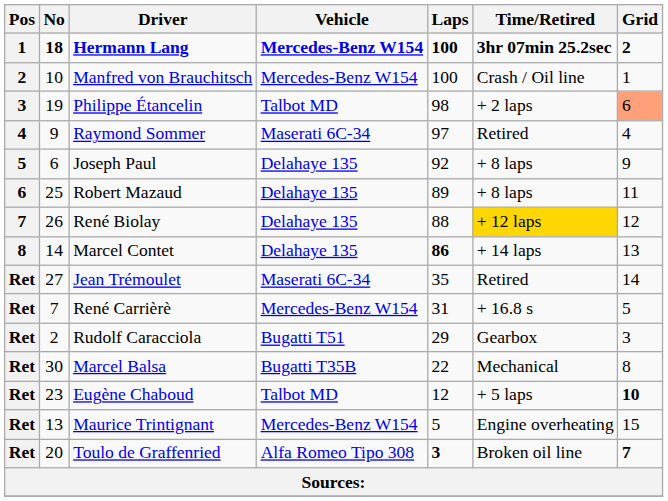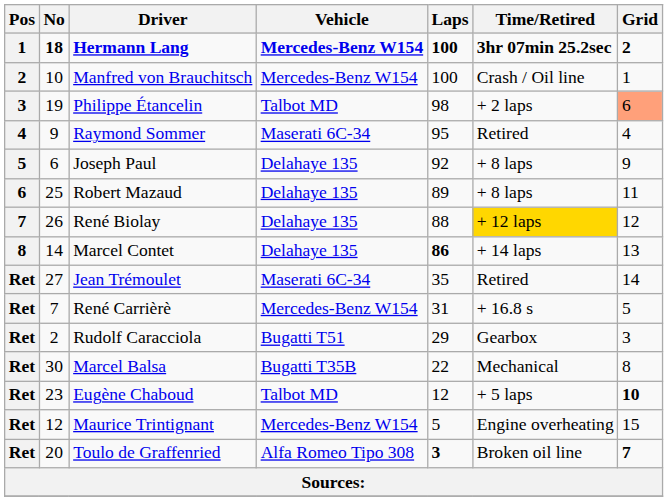(440, 134) 97 -> (440, 134) 95
(54, 423) 13 -> (54, 423) 12
